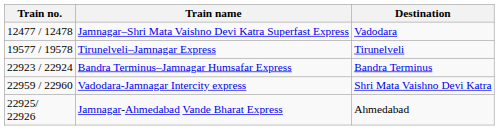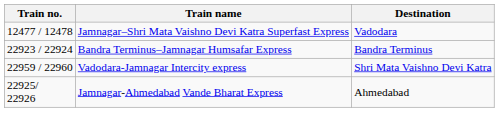- row: (147, 49)
